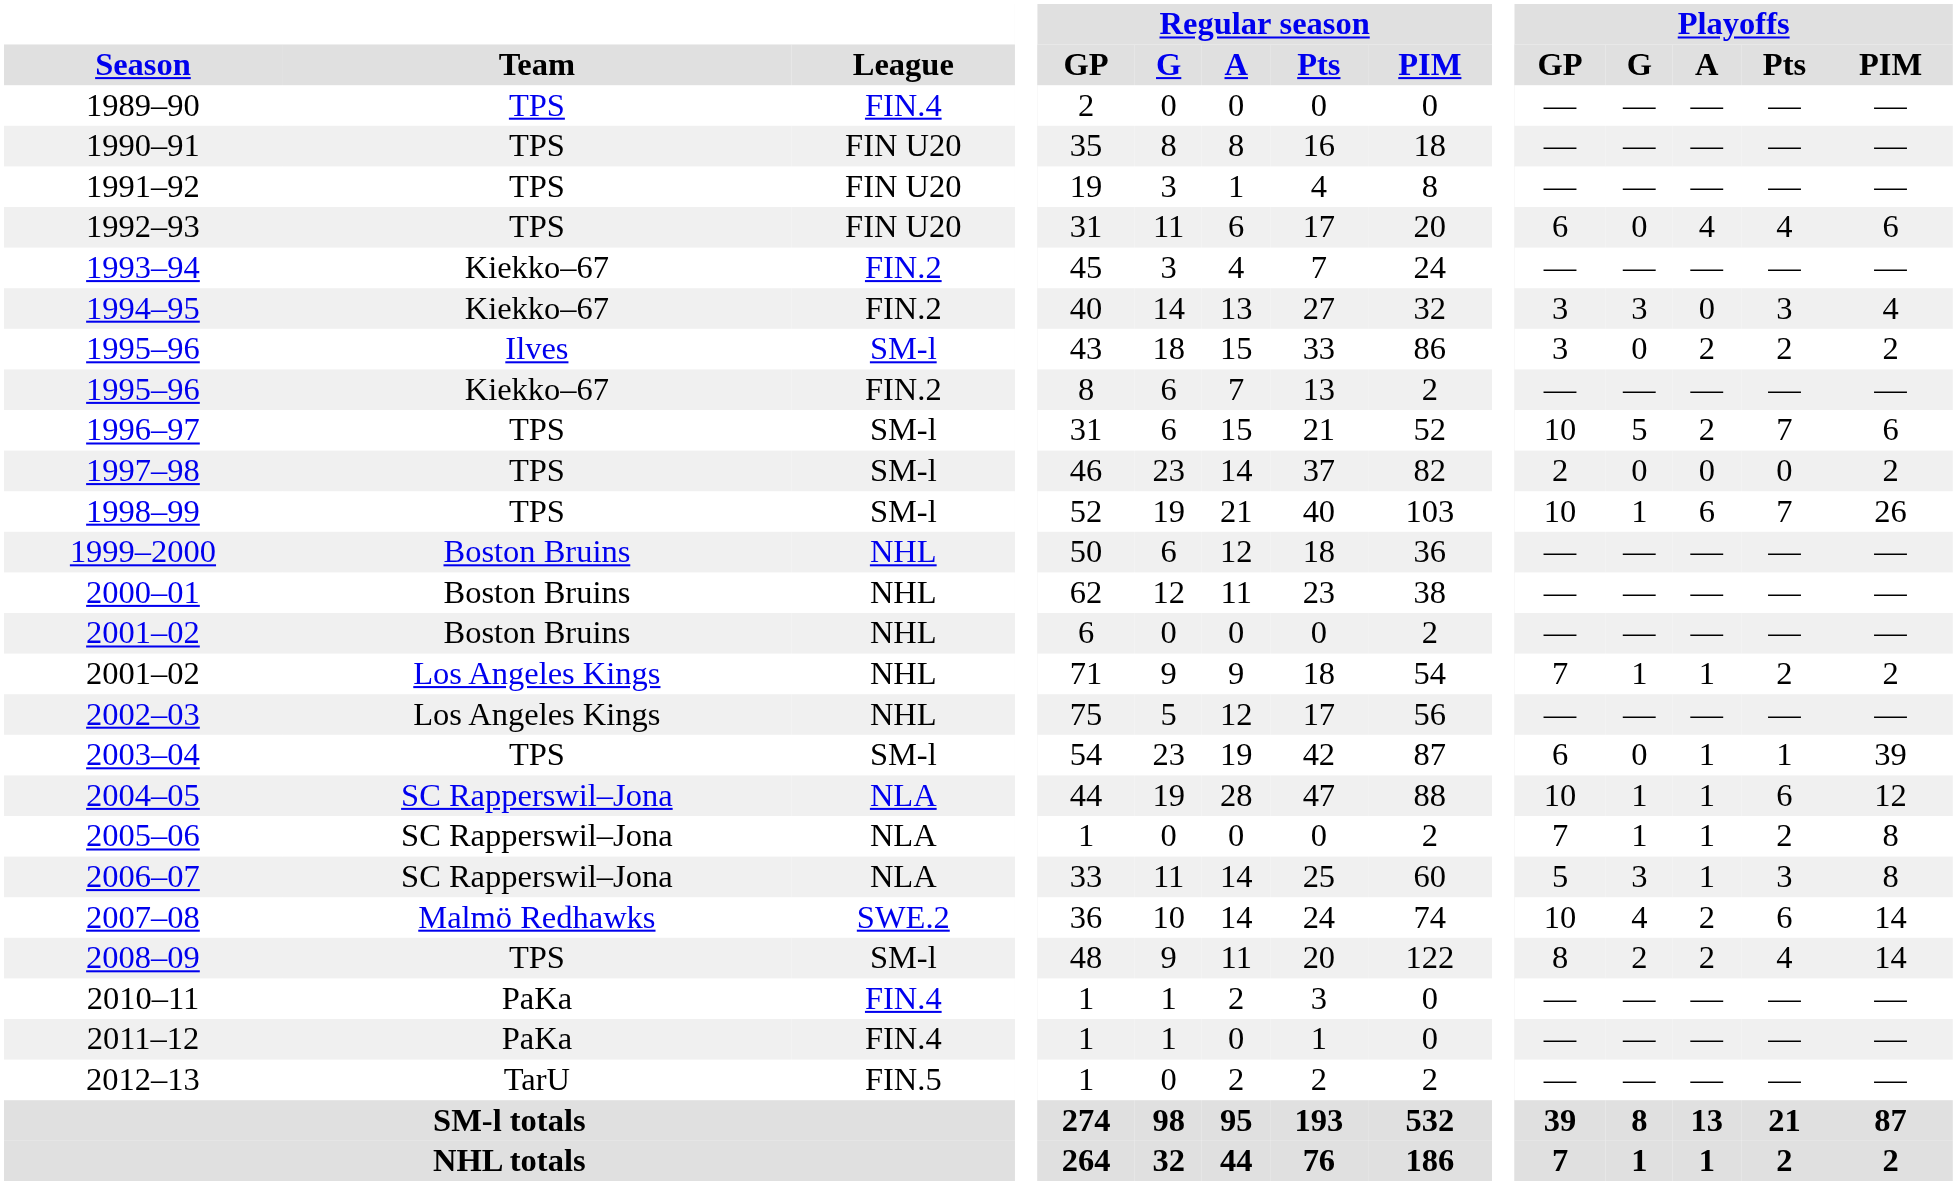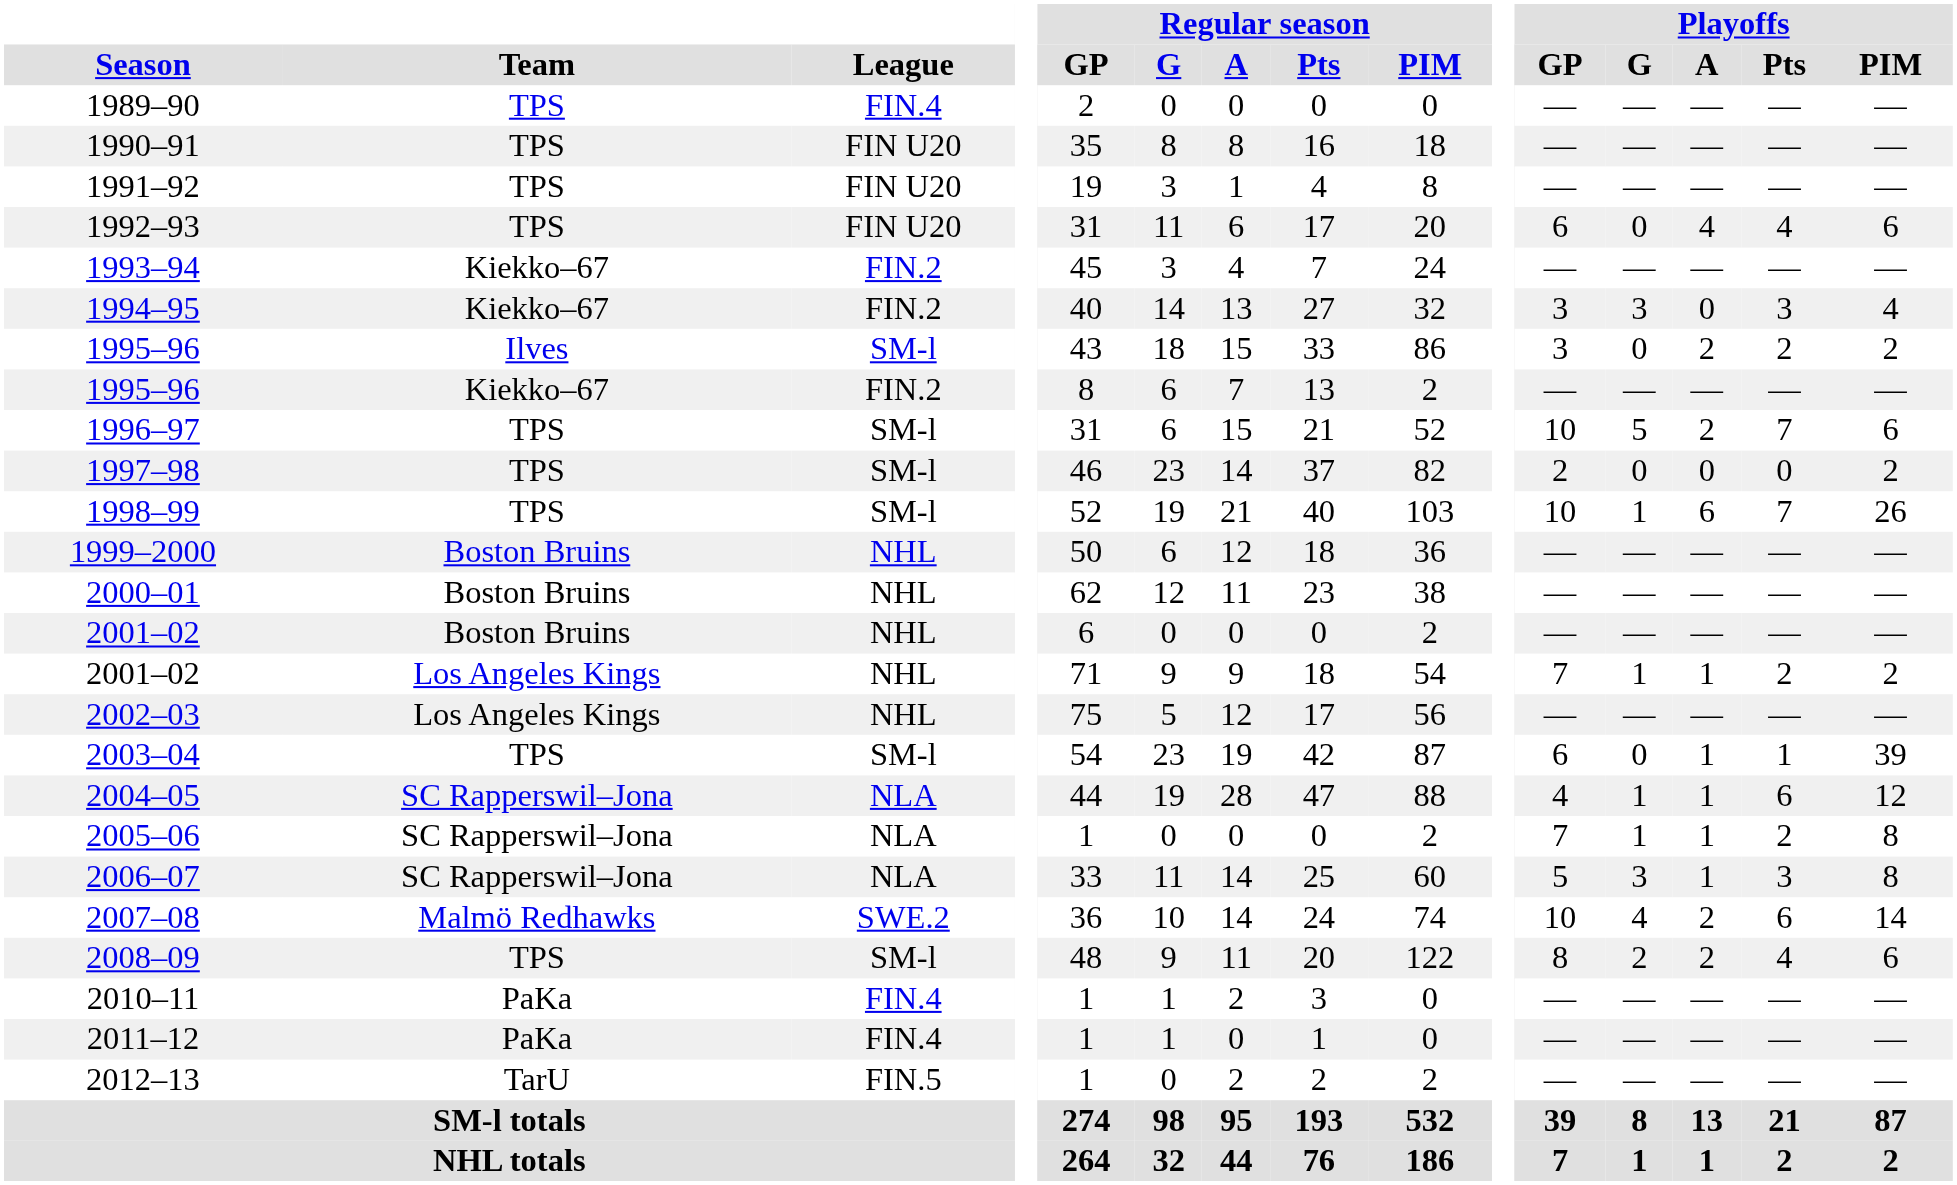(1560, 795) 10 -> (1560, 795) 4
(1891, 957) 14 -> (1891, 957) 6
